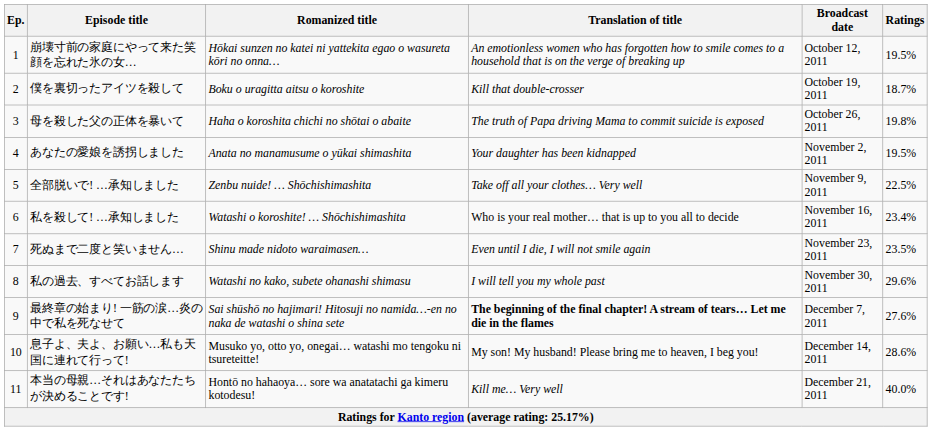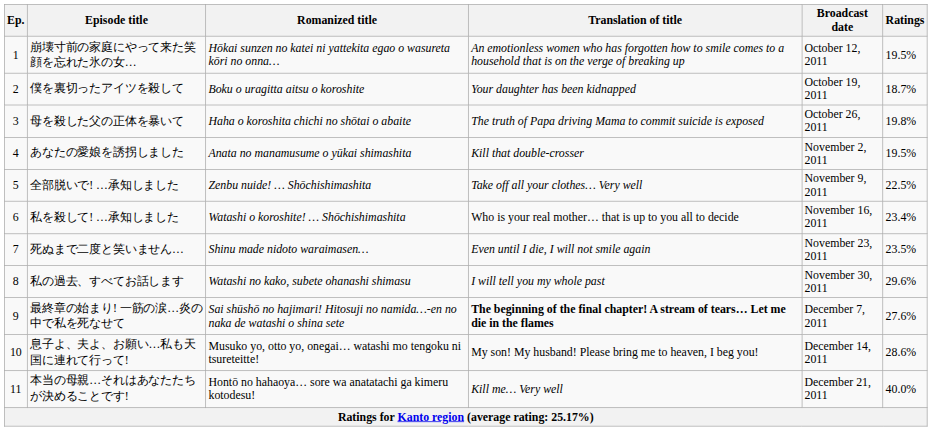(528, 89) Kill that double-crosser -> (553, 89) Your daughter has been kidnapped
(553, 153) Your daughter has been kidnapped -> (528, 153) Kill that double-crosser
